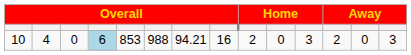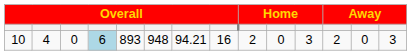(130, 40) 853 -> (130, 40) 893
(158, 40) 988 -> (158, 40) 948
